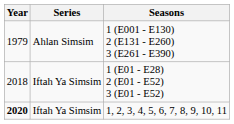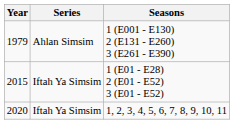(17, 82) 2018 -> (17, 82) 2015
(17, 110) bold -> (17, 110) normal
